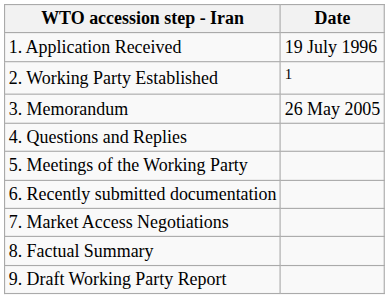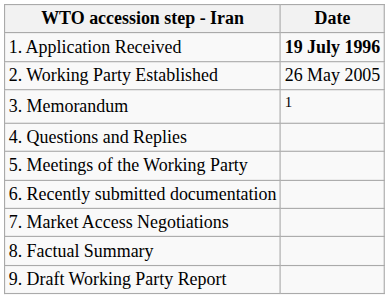(331, 47) normal -> (332, 47) bold
(288, 74) 1 -> (332, 75) 26 May 2005
(332, 108) 26 May 2005 -> (288, 102) 1
